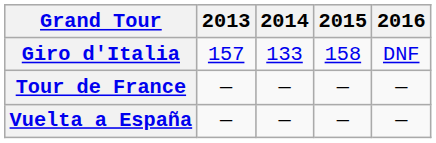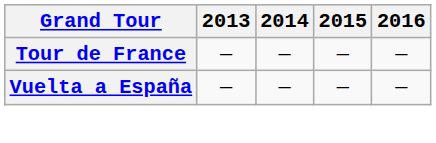- row: (101, 54)
